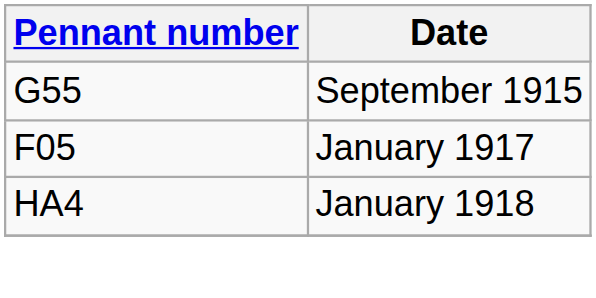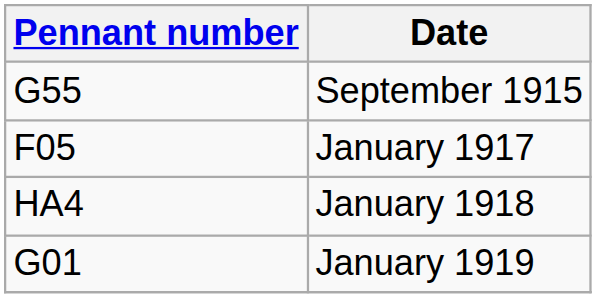+ row: (425, 262)
